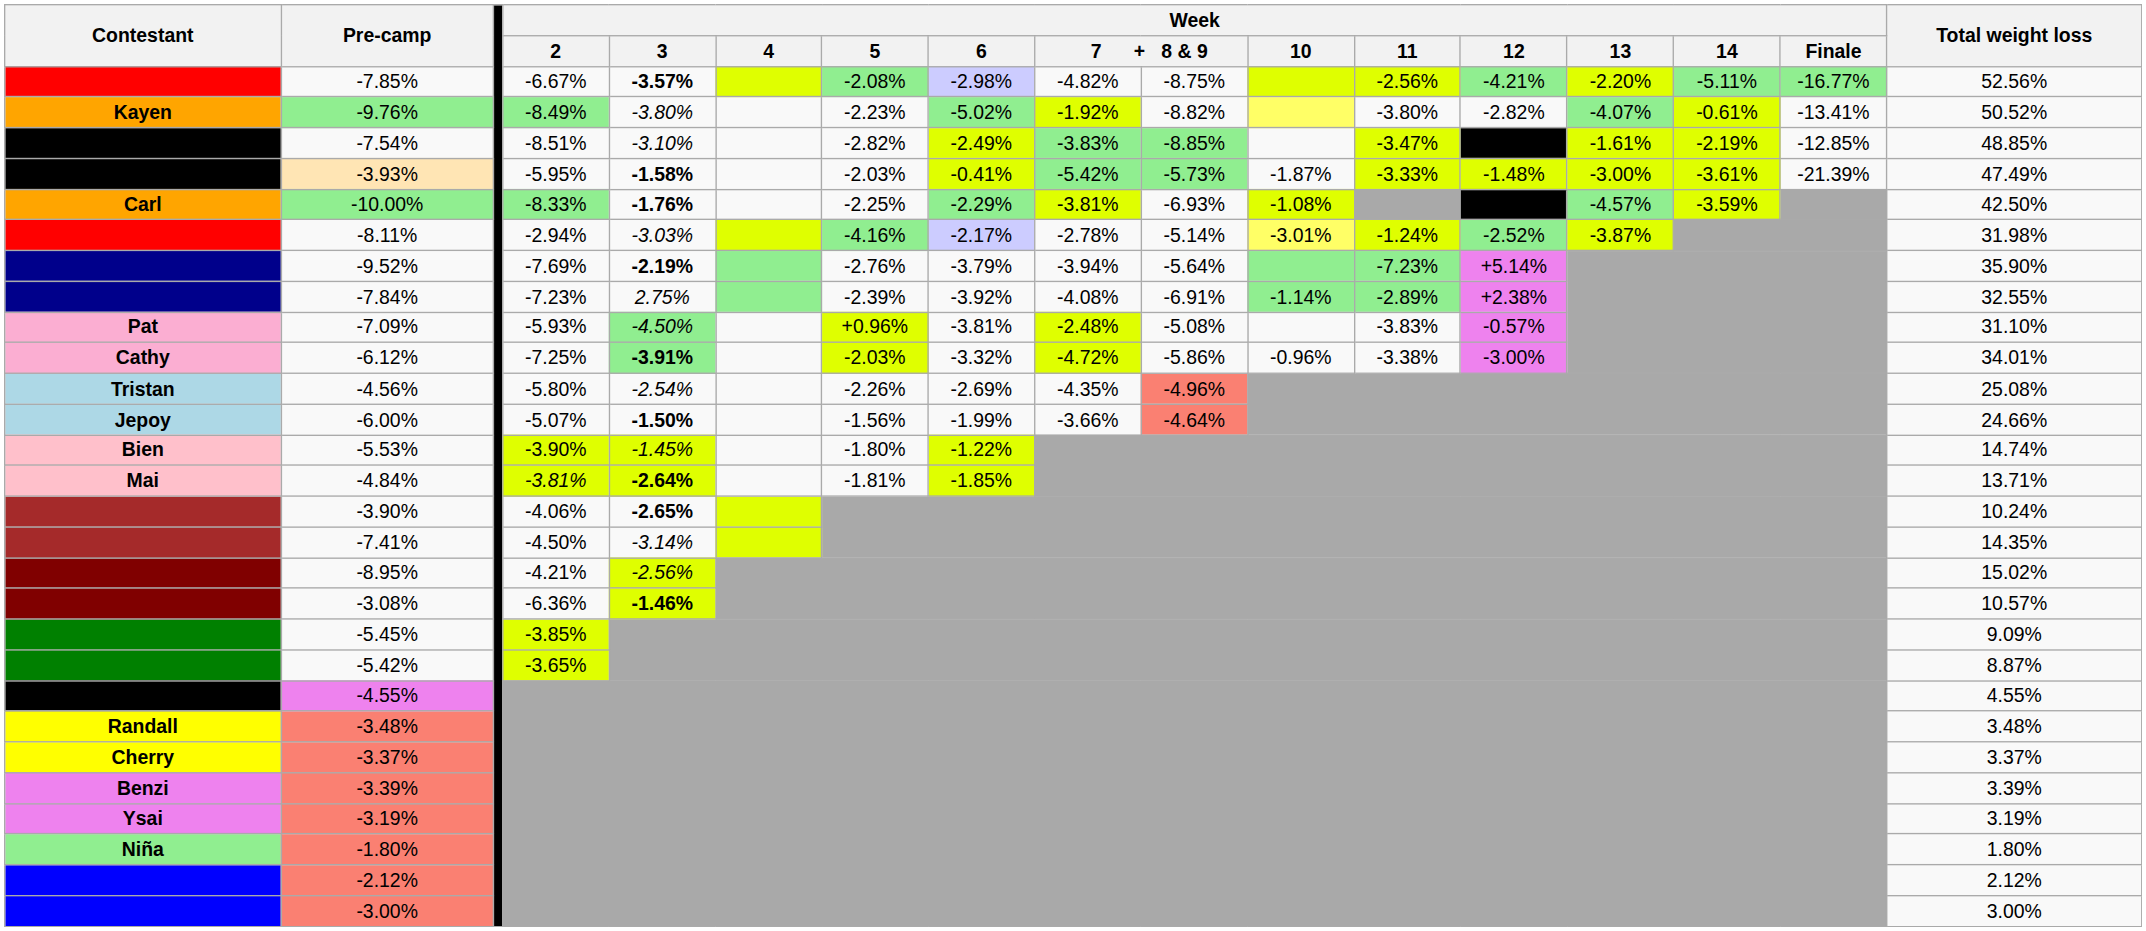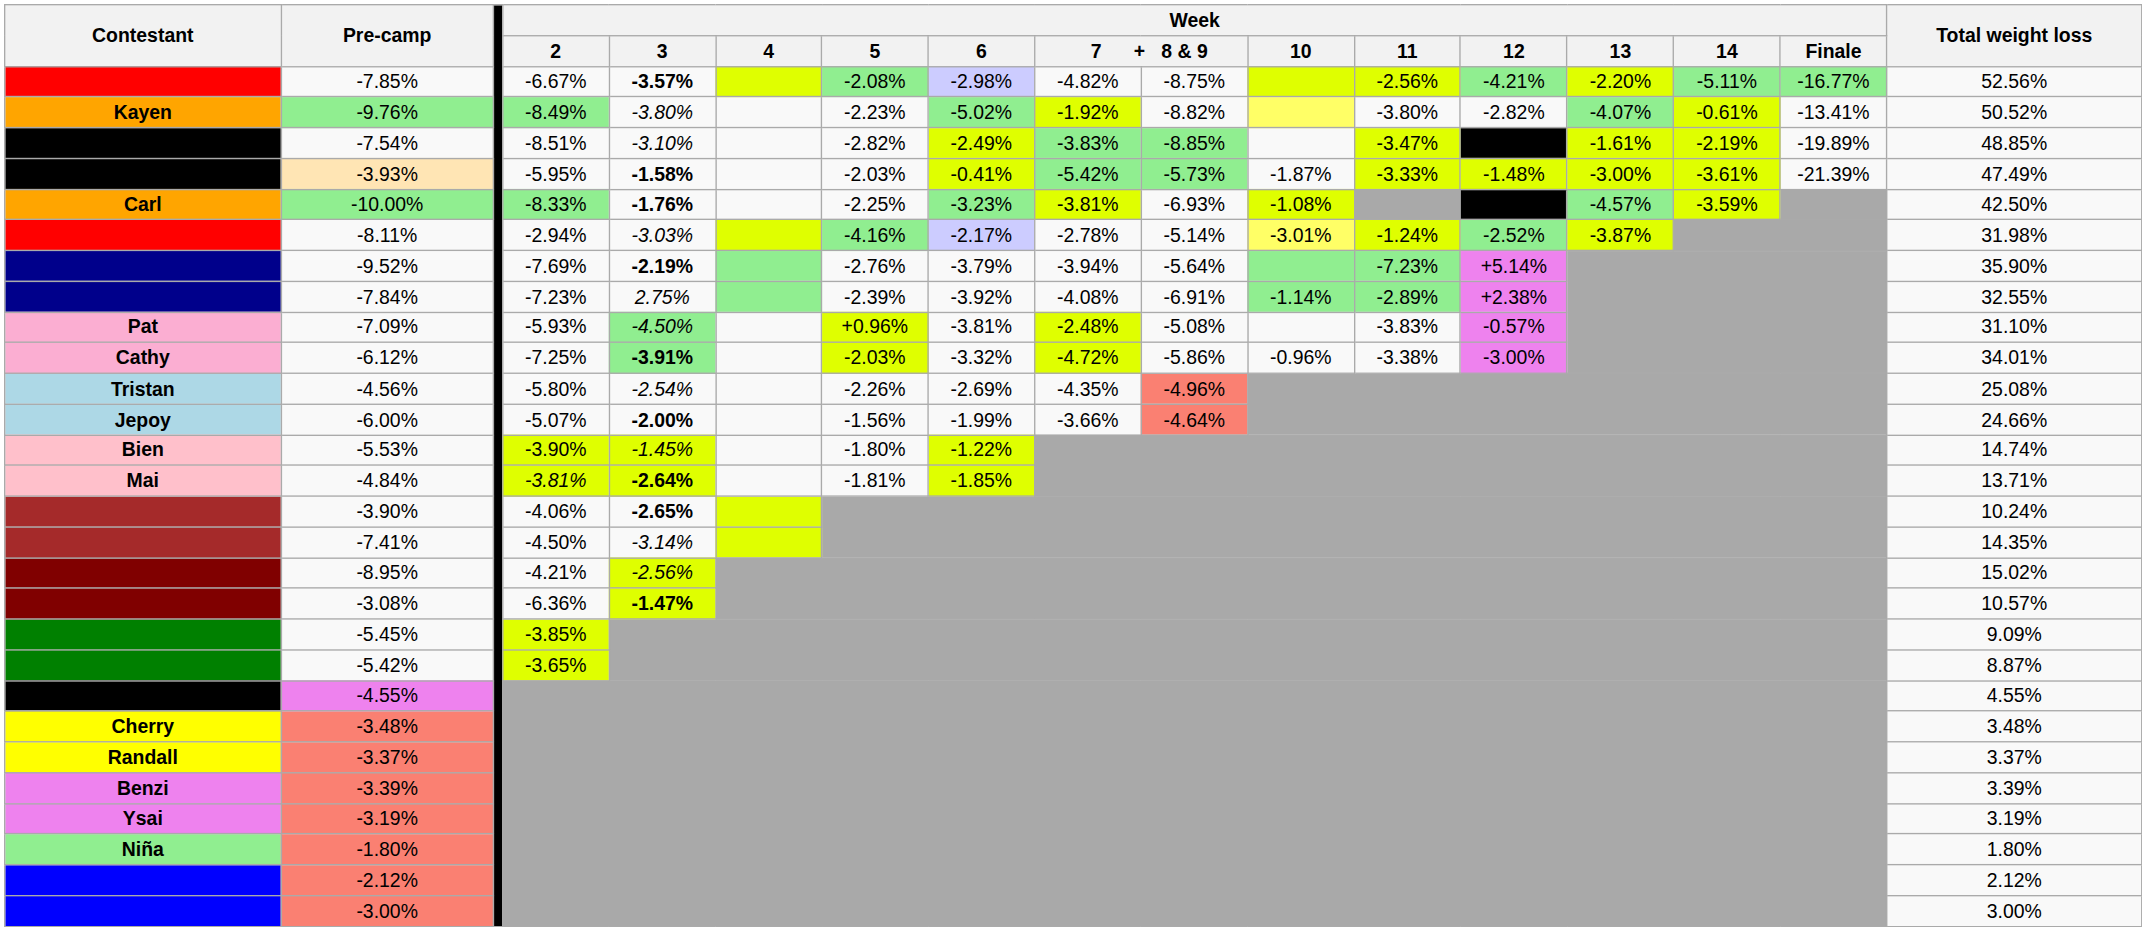(1833, 143) -12.85% -> (1833, 143) -19.89%
(981, 205) -2.29% -> (981, 205) -3.23%
(662, 420) -1.50% -> (662, 420) -2.00%
(662, 604) -1.46% -> (662, 604) -1.47%
(143, 727) Randall -> (143, 727) Cherry
(143, 758) Cherry -> (143, 758) Randall
